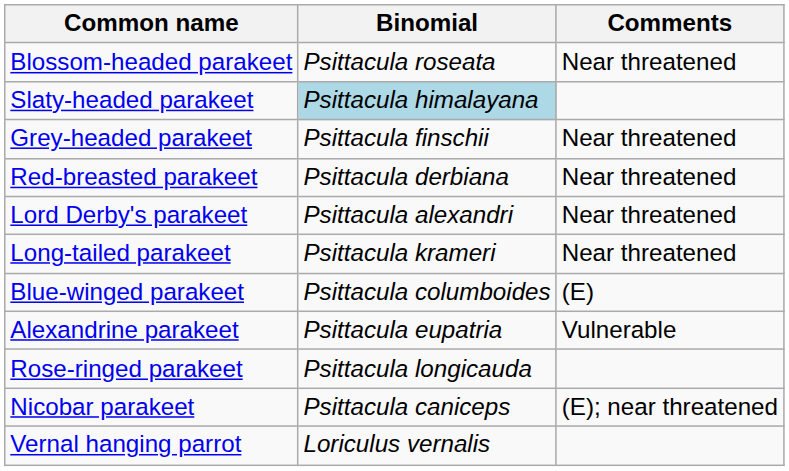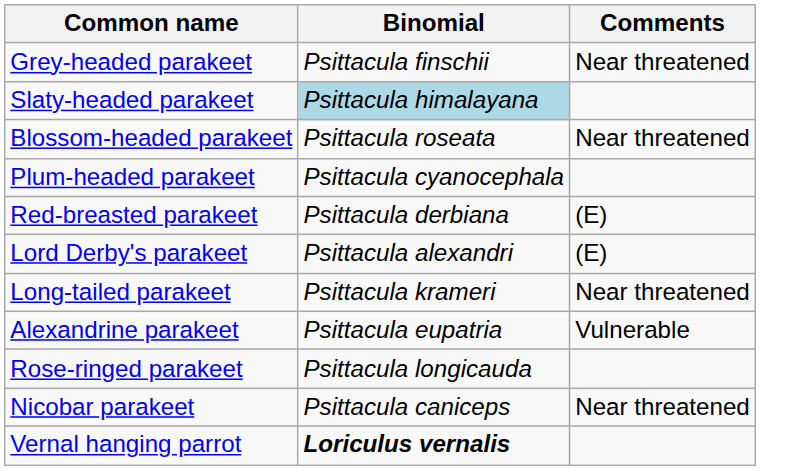rows swapped: (131, 138) <-> (151, 61)
+ row: (133, 176)
(649, 176) Near threatened -> (591, 215) (E)
(649, 215) Near threatened -> (591, 253) (E)
- row: (127, 291)
(670, 406) (E); near threatened -> (663, 406) Near threatened
(397, 445) normal -> (407, 445) bold
